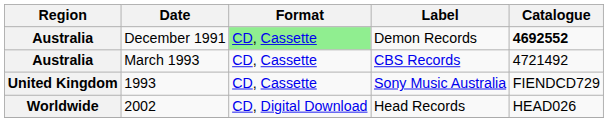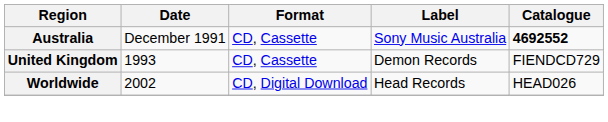(274, 38) lightgreen background -> (274, 38) no background
(425, 38) Demon Records -> (440, 38) Sony Music Australia
- row: (162, 60)
(440, 83) Sony Music Australia -> (425, 60) Demon Records
